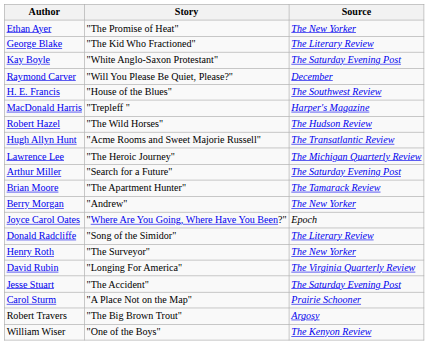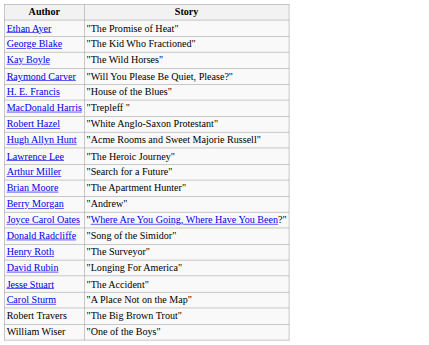- column: (356, 12)
(152, 60) "White Anglo-Saxon Protestant" -> (125, 60) "The Wild Horses"
(125, 124) "The Wild Horses" -> (152, 124) "White Anglo-Saxon Protestant"
